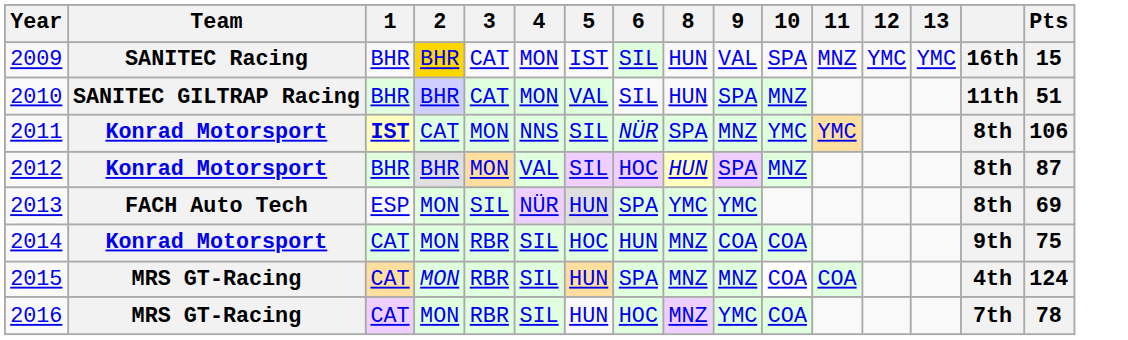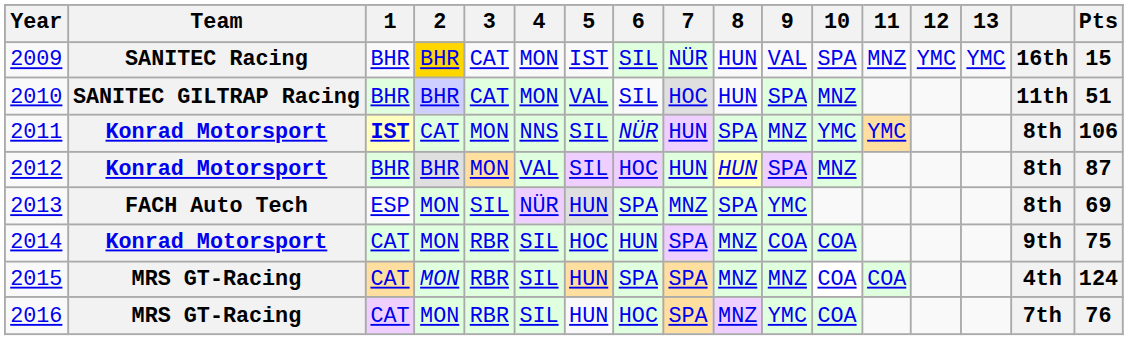+ column: (688, 23)
(688, 206) YMC -> (738, 206) SPA
(1049, 315) 78 -> (1098, 315) 76
